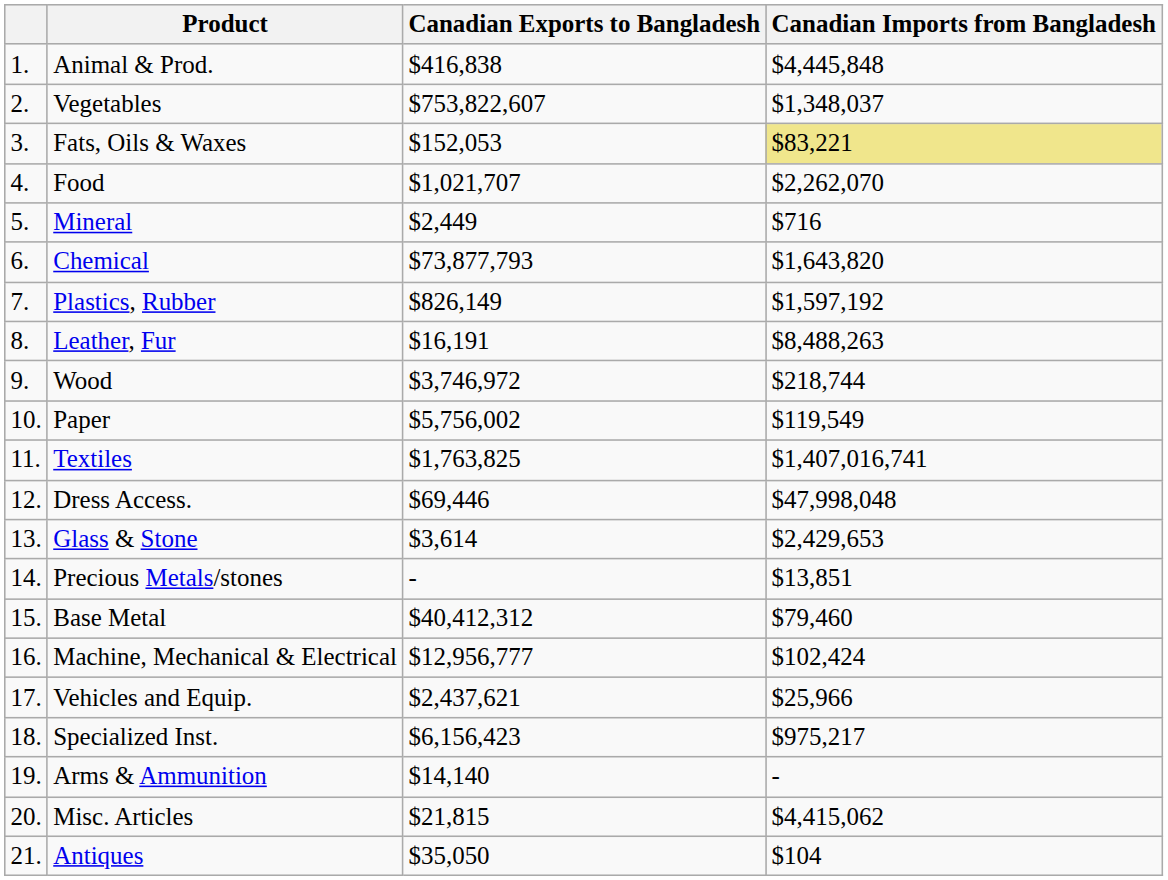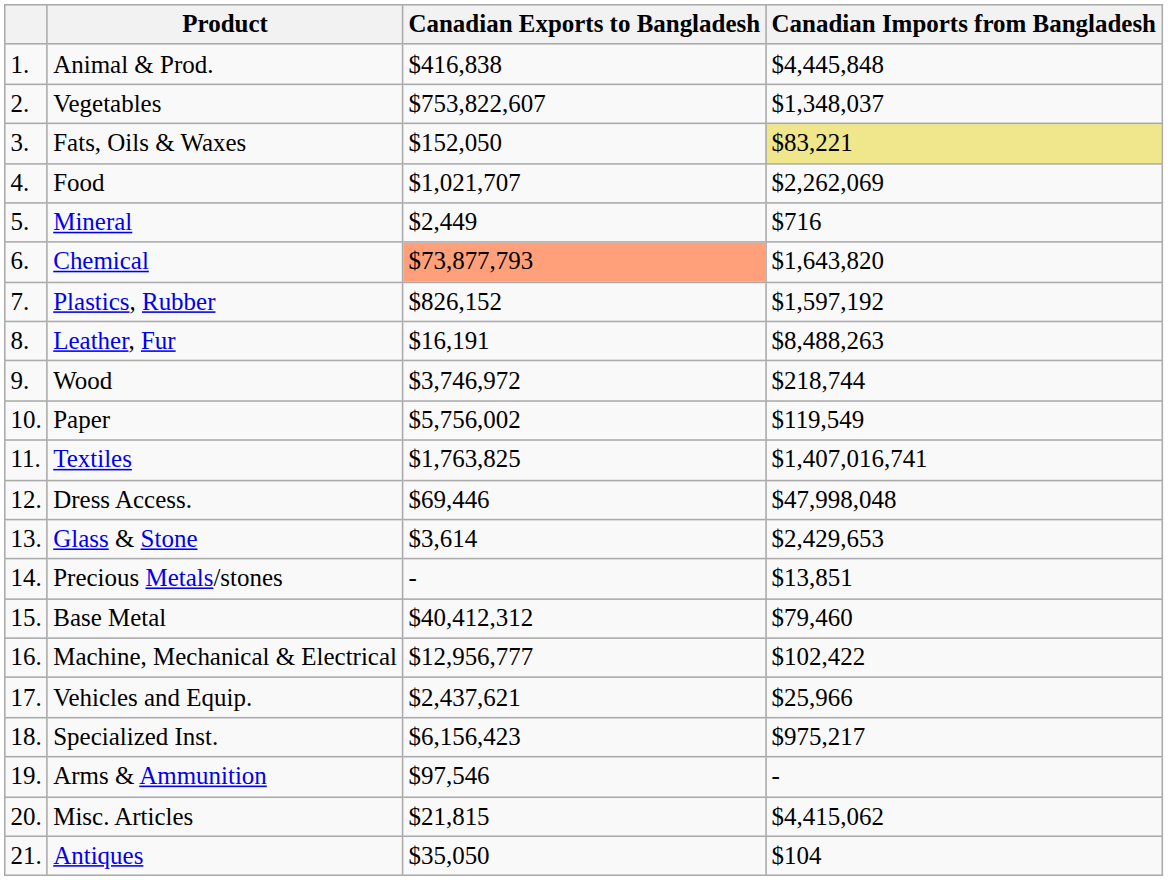(455, 143) $152,053 -> (455, 143) $152,050
(828, 182) $2,262,070 -> (828, 182) $2,262,069
(471, 261) no background -> (471, 261) lightsalmon background
(455, 301) $826,149 -> (455, 301) $826,152
(818, 657) $102,424 -> (818, 657) $102,422
(449, 776) $14,140 -> (449, 776) $97,546
